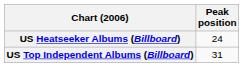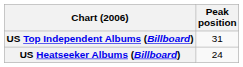rows swapped: (100, 39) <-> (100, 54)
